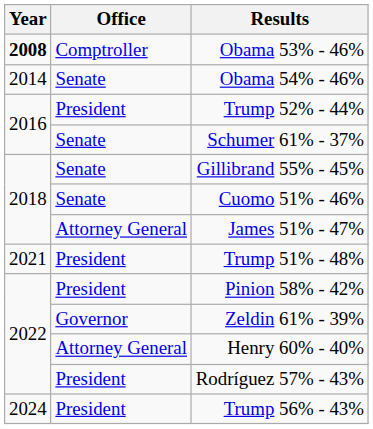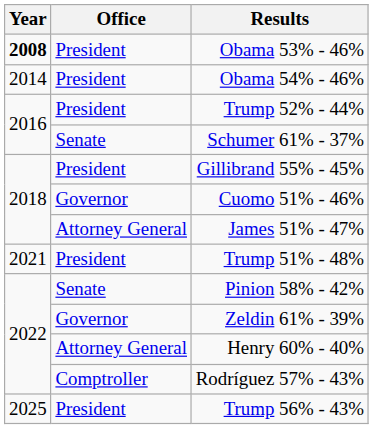(102, 49) Comptroller -> (91, 49) President
(81, 79) Senate -> (91, 79) President
(81, 169) Senate -> (91, 169) President
(81, 199) Senate -> (92, 199) Governor
(91, 288) President -> (81, 288) Senate
(91, 378) President -> (102, 378) Comptroller
(28, 408) 2024 -> (28, 408) 2025
